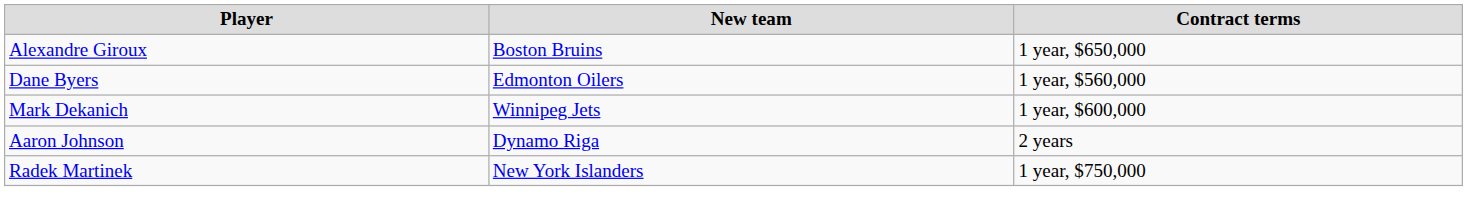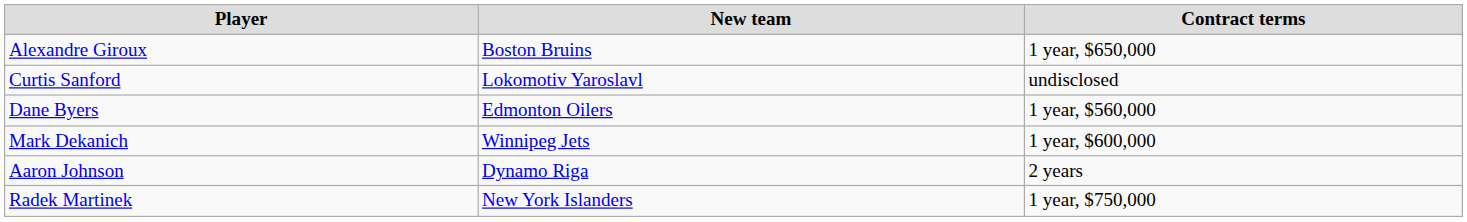+ row: (65, 79)
